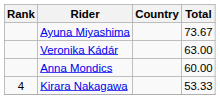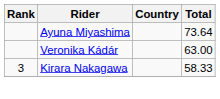(198, 32) 73.67 -> (198, 32) 73.64
- row: (76, 68)
(21, 86) 4 -> (21, 68) 3
(198, 86) 53.33 -> (198, 68) 58.33
